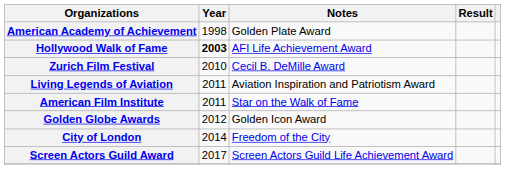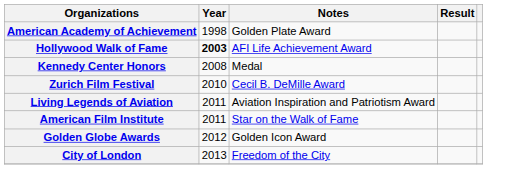+ row: (102, 66)
(214, 137) 2014 -> (214, 155) 2013
- row: (102, 155)
